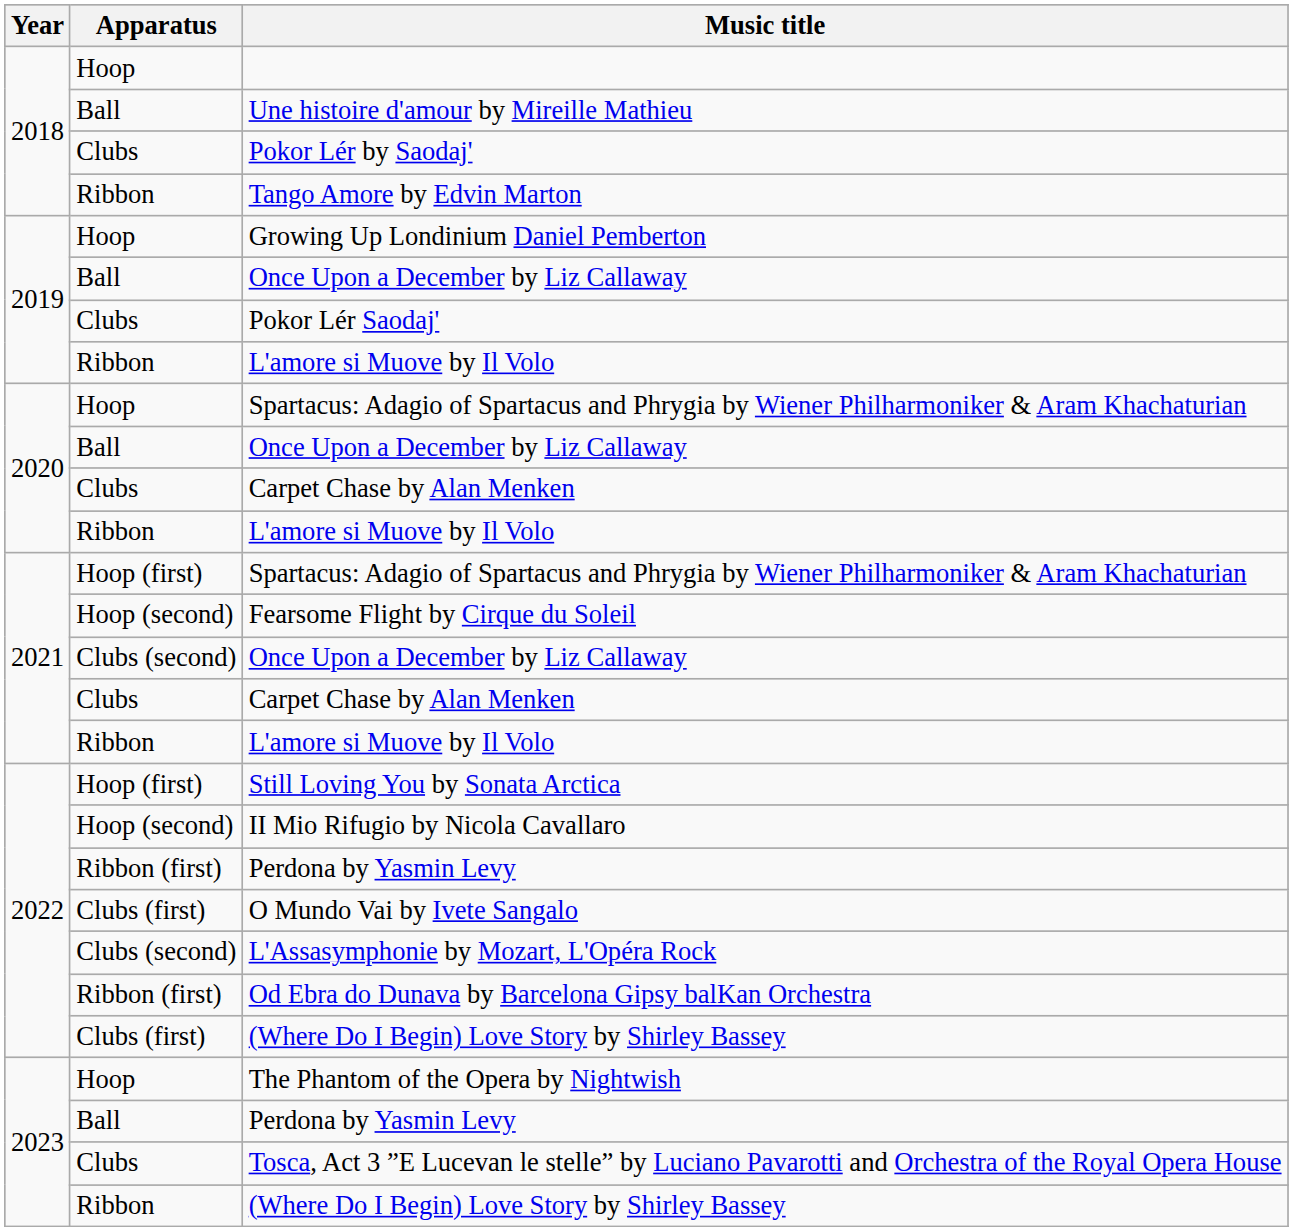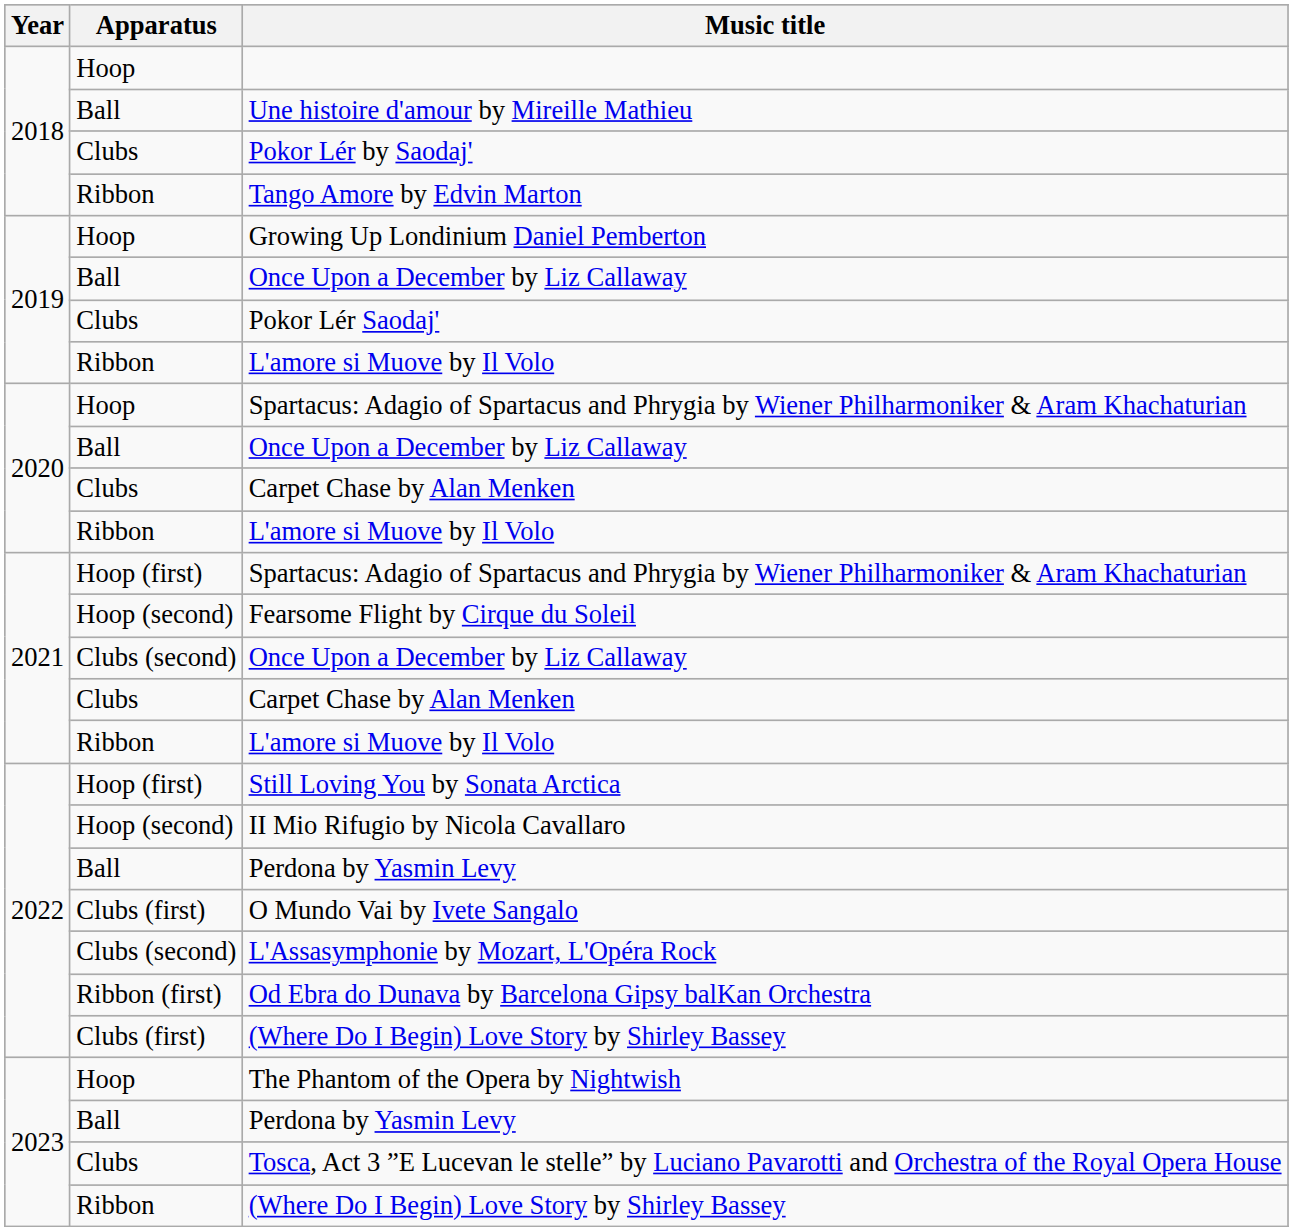(149, 868) Ribbon (first) -> (98, 868) Ball
